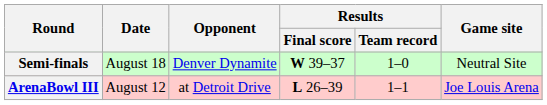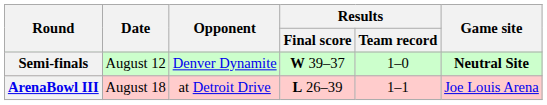(136, 63) August 18 -> (136, 63) August 12
(491, 63) normal -> (491, 63) bold
(136, 86) August 12 -> (136, 86) August 18
